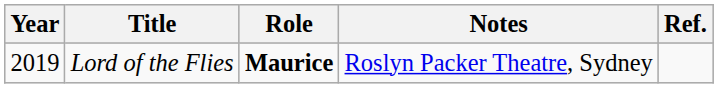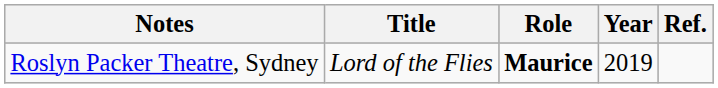columns swapped: (35, 23) <-> (499, 23)
